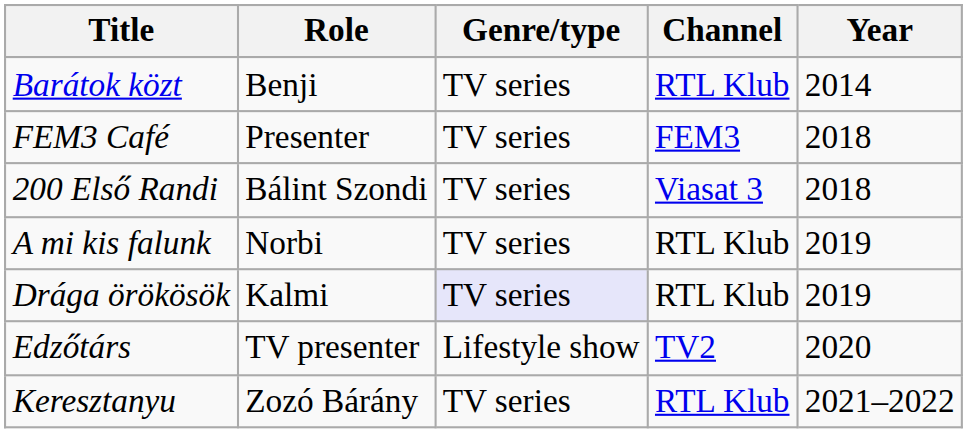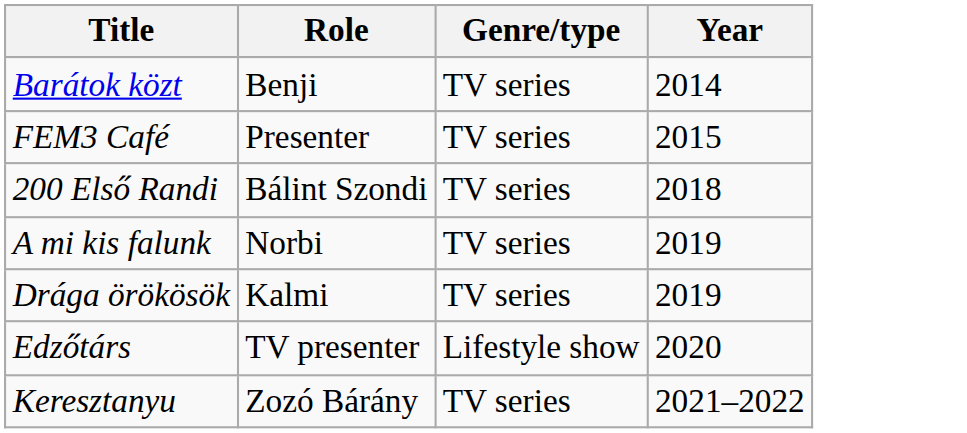- column: (722, 30)
(838, 136) 2018 -> (688, 136) 2015
(507, 294) lavender background -> (507, 294) no background
